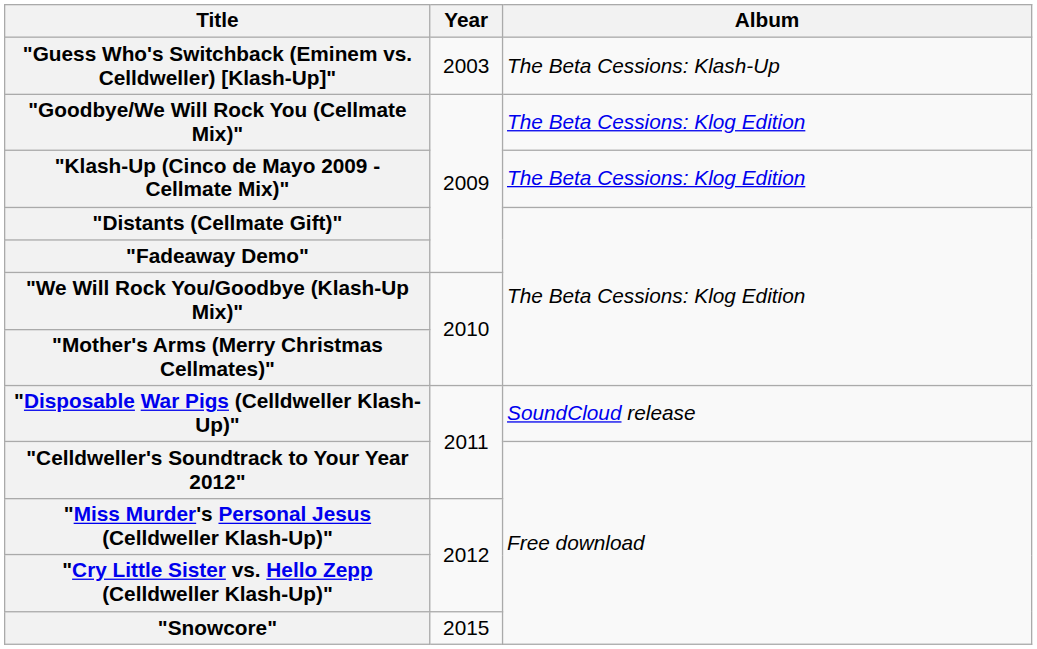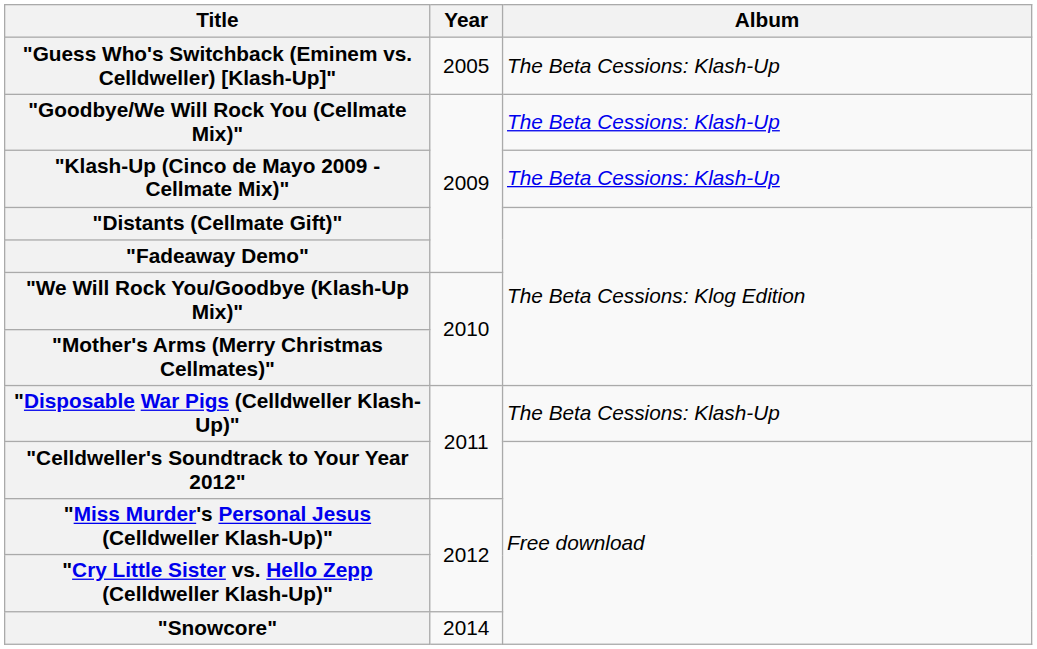(466, 65) 2003 -> (466, 65) 2005
(656, 122) The Beta Cessions: Klog Edition -> (643, 122) The Beta Cessions: Klash-Up
(656, 178) The Beta Cessions: Klog Edition -> (643, 178) The Beta Cessions: Klash-Up
(601, 413) SoundCloud release -> (643, 413) The Beta Cessions: Klash-Up
(466, 627) 2015 -> (466, 627) 2014
